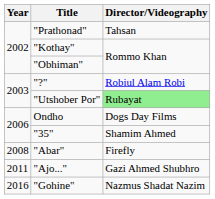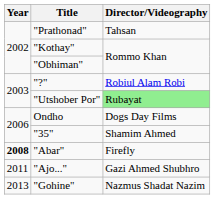(18, 151) normal -> (18, 151) bold
(18, 185) 2016 -> (18, 185) 2013
